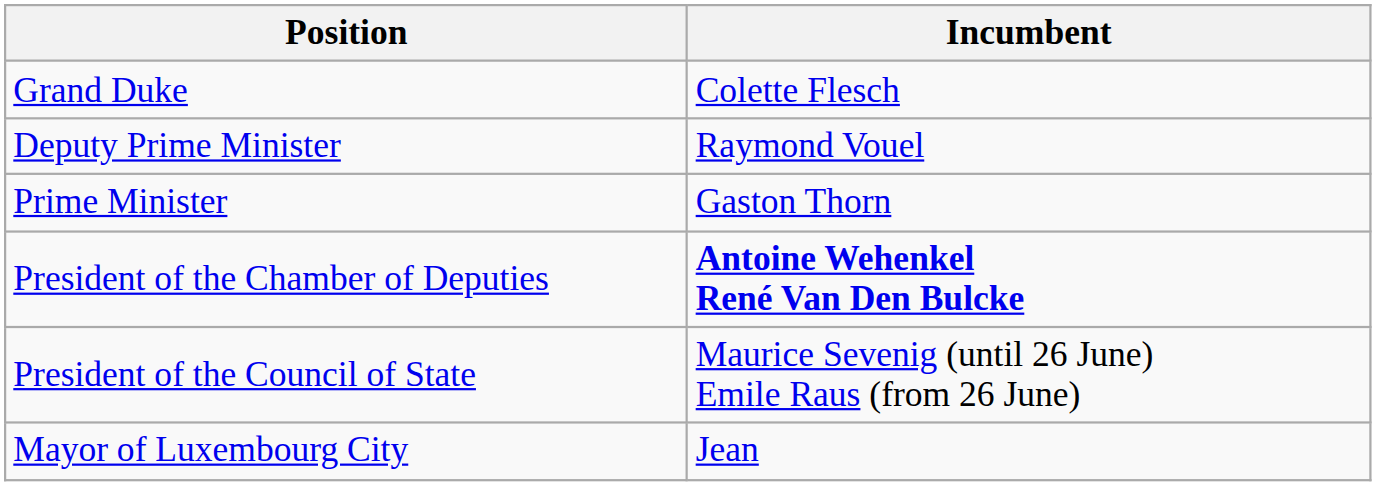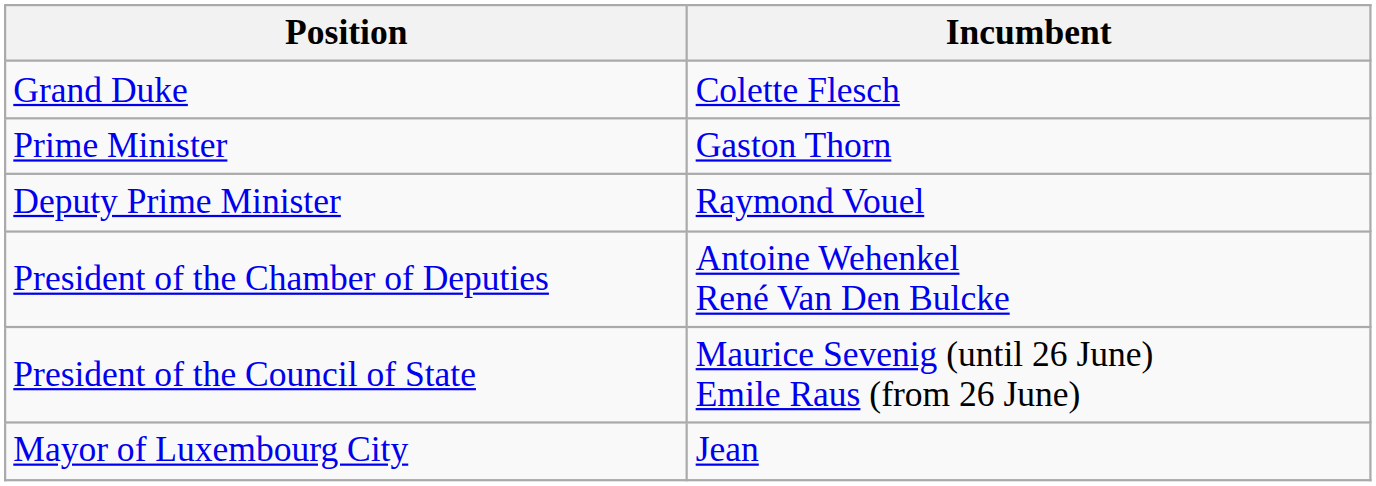rows swapped: (120, 201) <-> (177, 145)
(860, 277) bold -> (853, 277) normal
